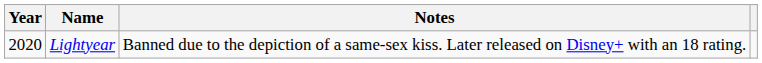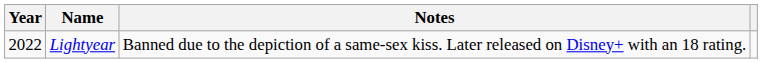(25, 44) 2020 -> (25, 44) 2022
